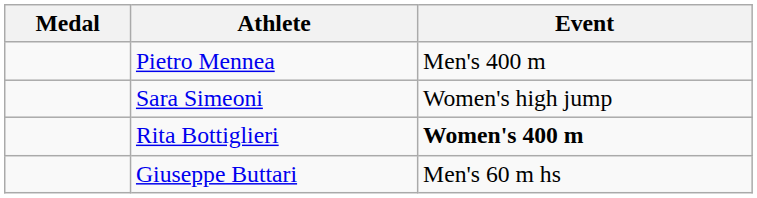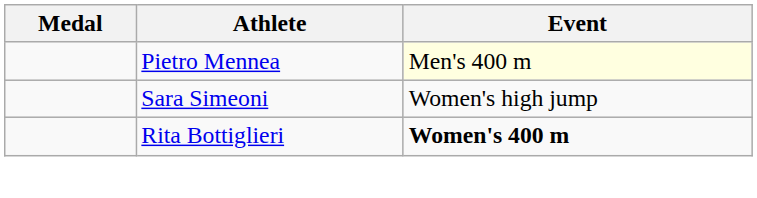(484, 60) no background -> (470, 60) lightyellow background
- row: (217, 173)
